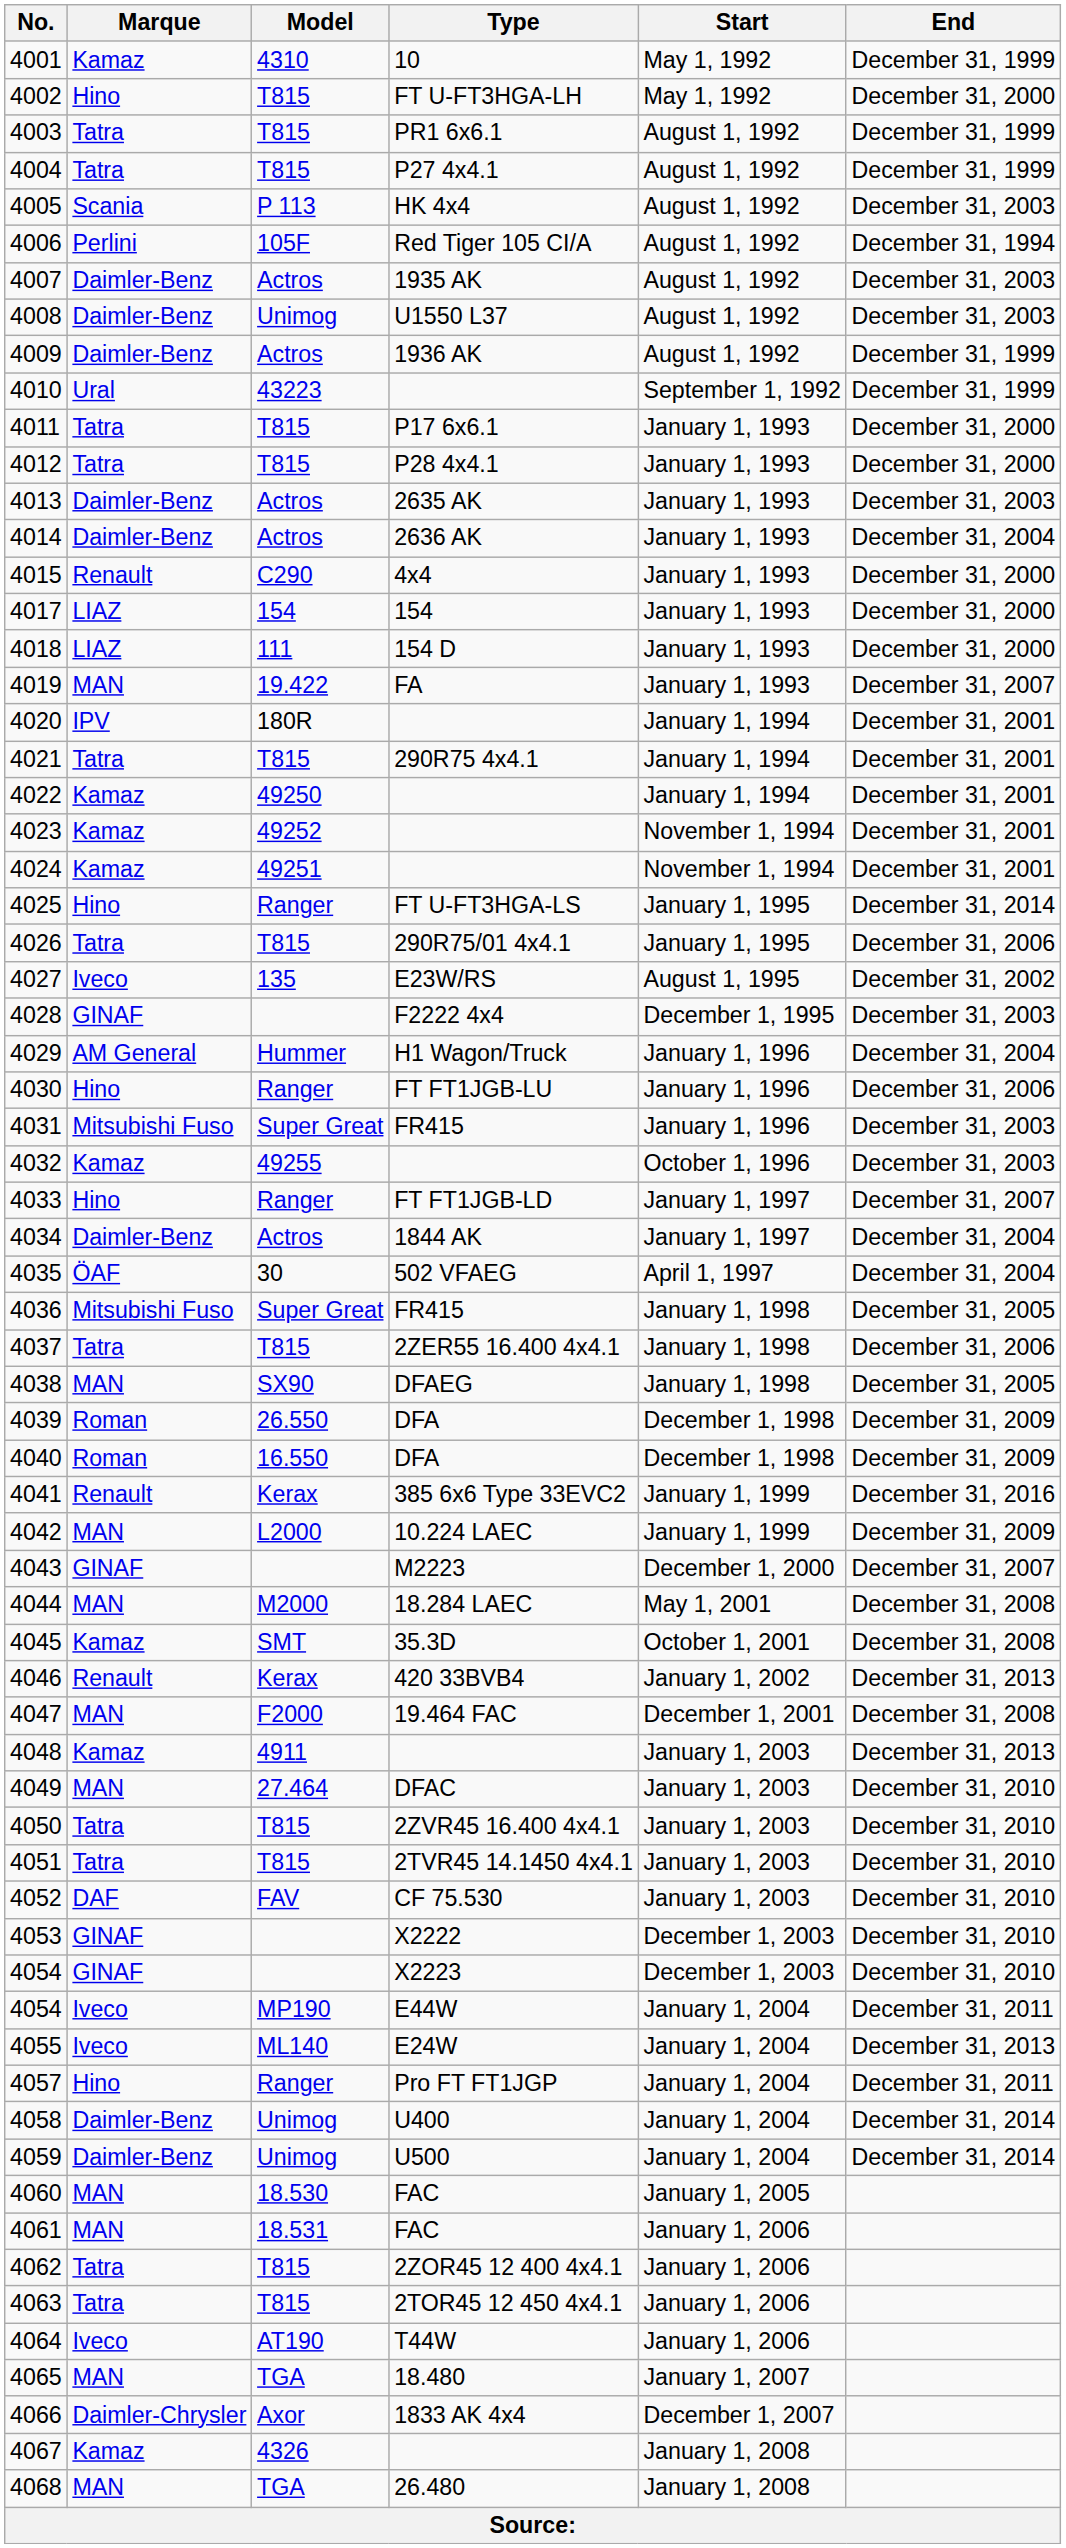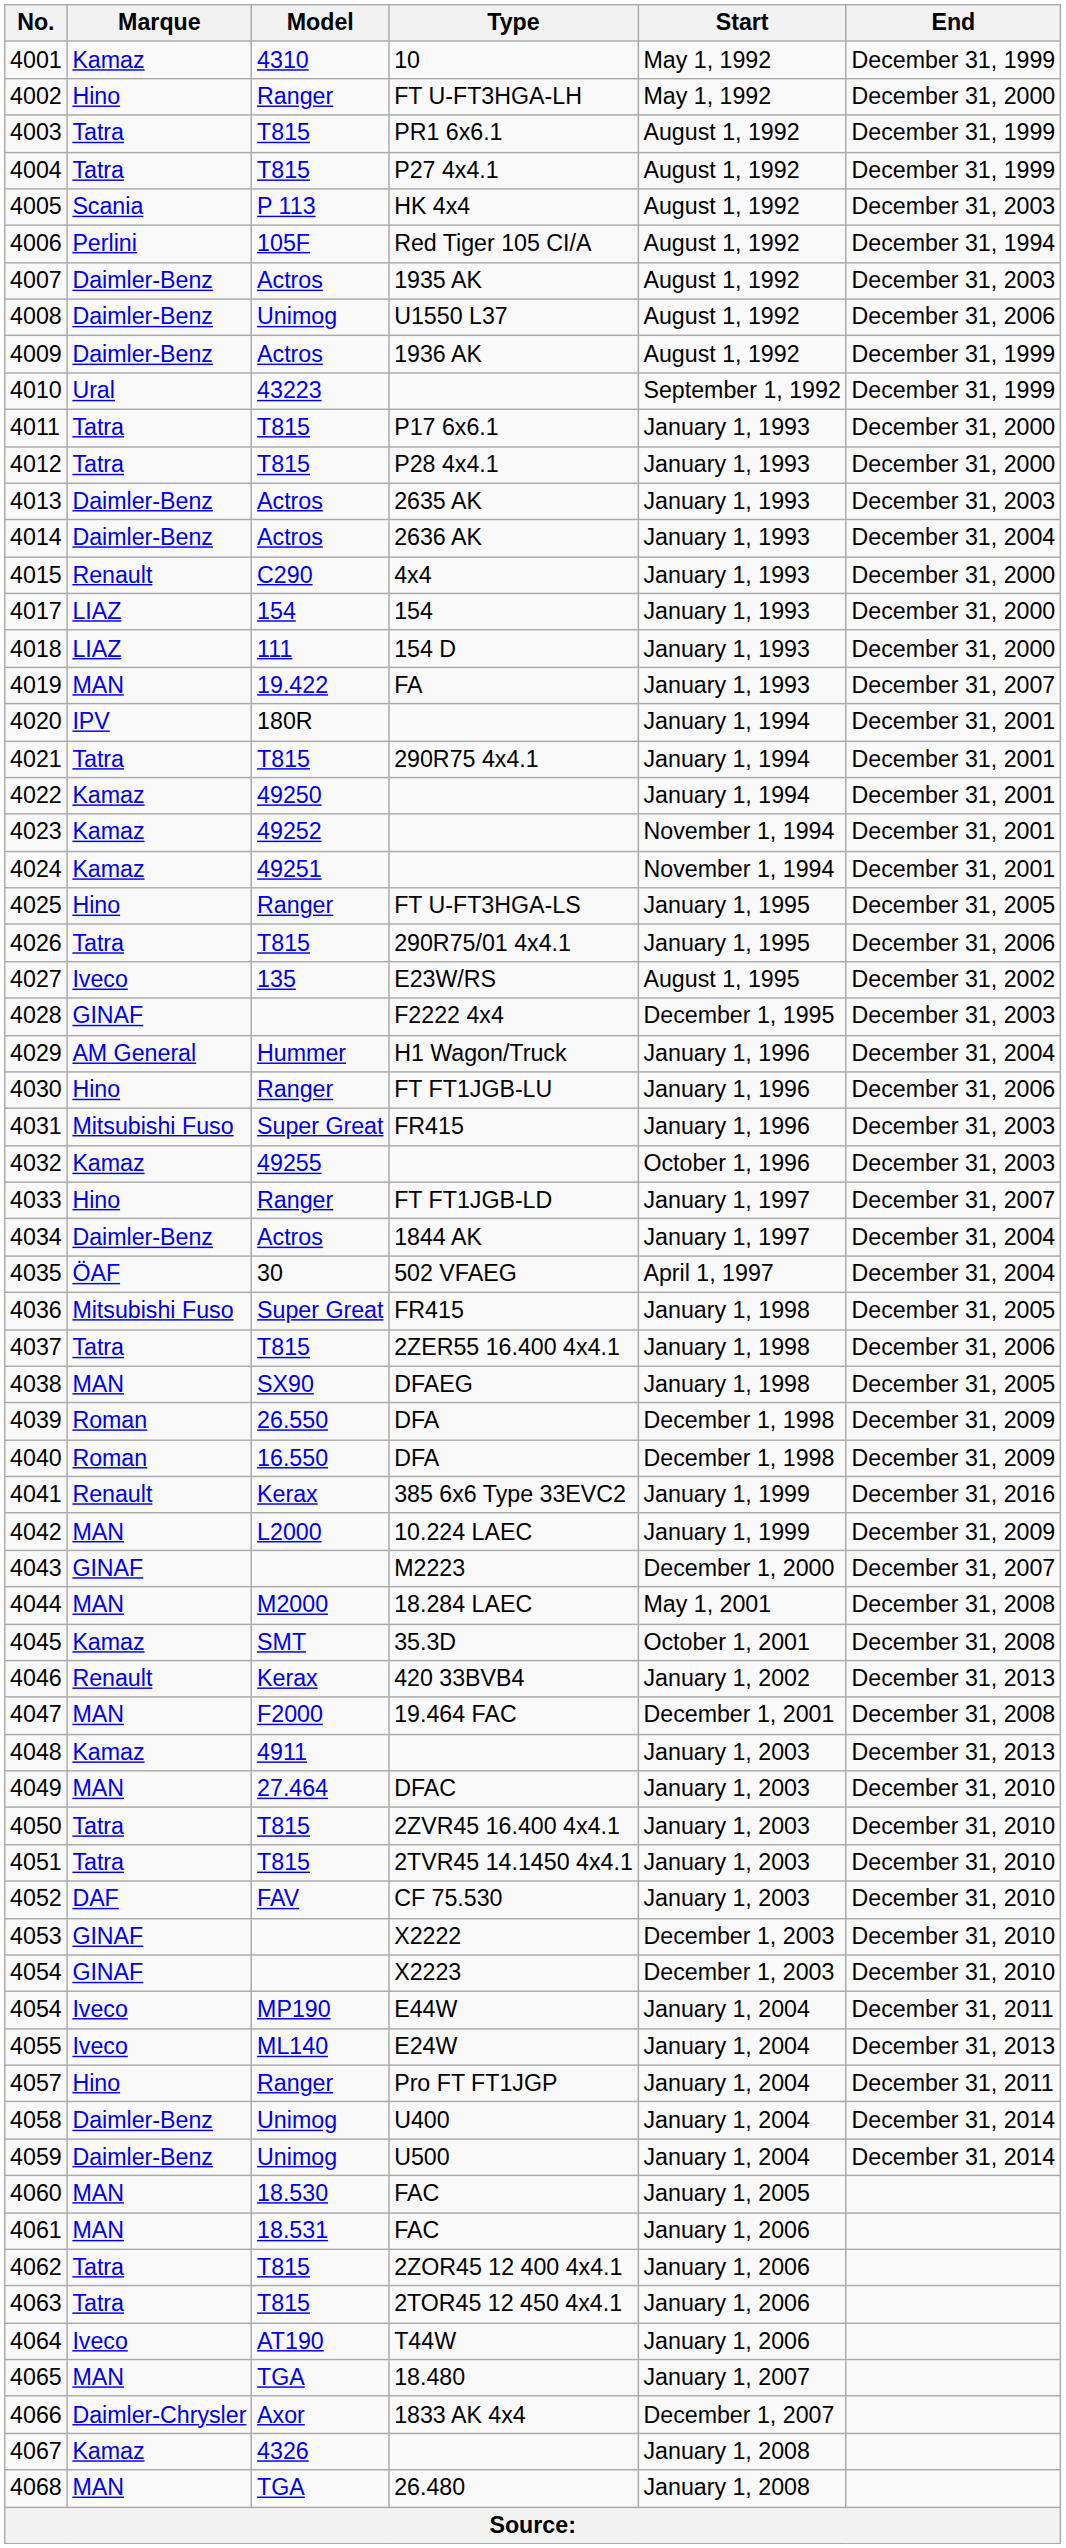(284, 96) T815 -> (295, 96) Ranger
(953, 317) December 31, 2003 -> (953, 317) December 31, 2006
(953, 905) December 31, 2014 -> (953, 905) December 31, 2005
